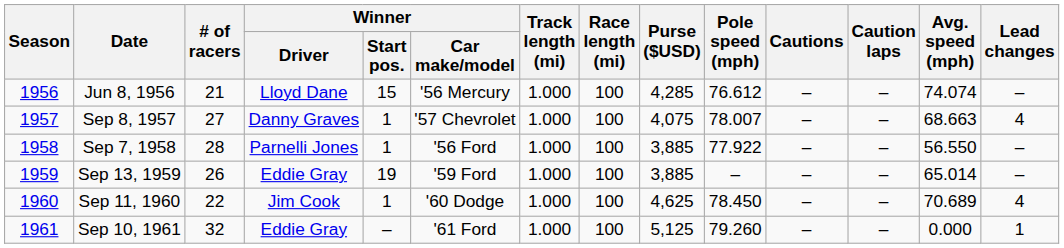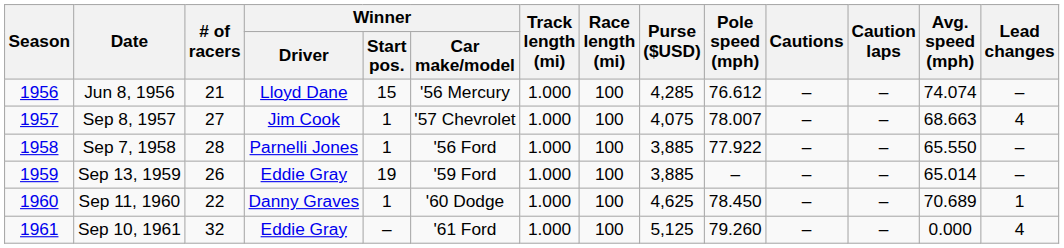(304, 119) Danny Graves -> (304, 119) Jim Cook
(950, 147) 56.550 -> (950, 147) 65.550
(304, 202) Jim Cook -> (304, 202) Danny Graves
(1020, 202) 4 -> (1020, 202) 1
(1020, 229) 1 -> (1020, 229) 4
